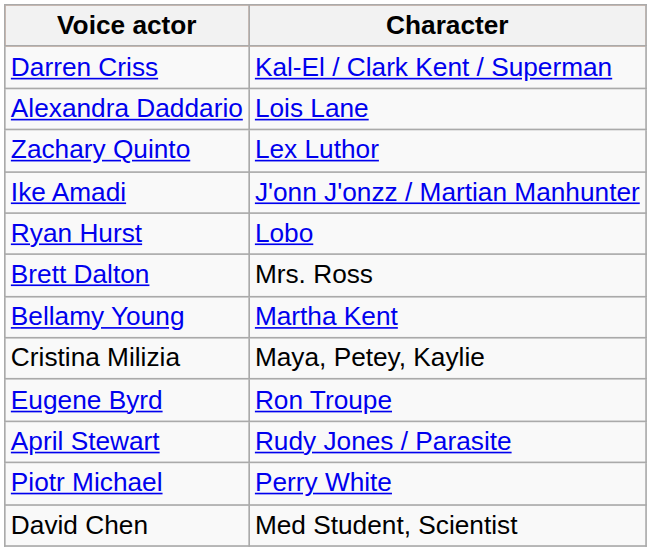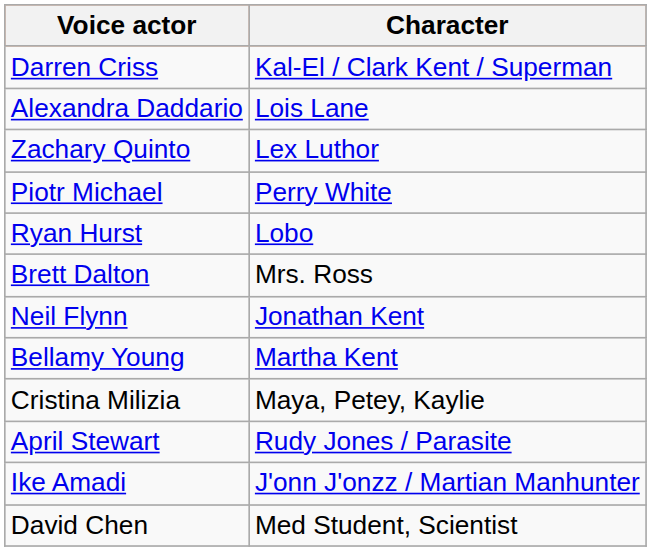rows swapped: (68, 191) <-> (87, 483)
+ row: (69, 316)
- row: (87, 399)
